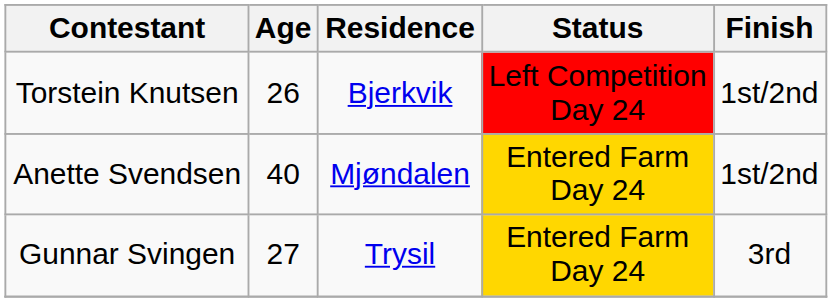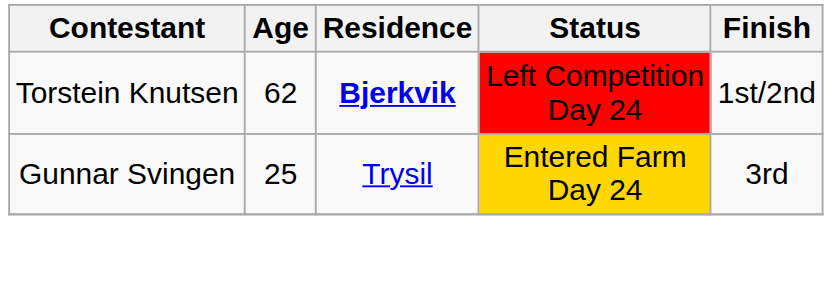(283, 92) 26 -> (281, 92) 62
(400, 92) normal -> (398, 92) bold
- row: (127, 173)
(283, 254) 27 -> (281, 173) 25
